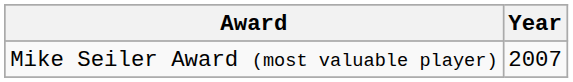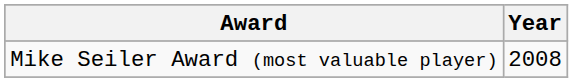(535, 60) 2007 -> (535, 60) 2008
